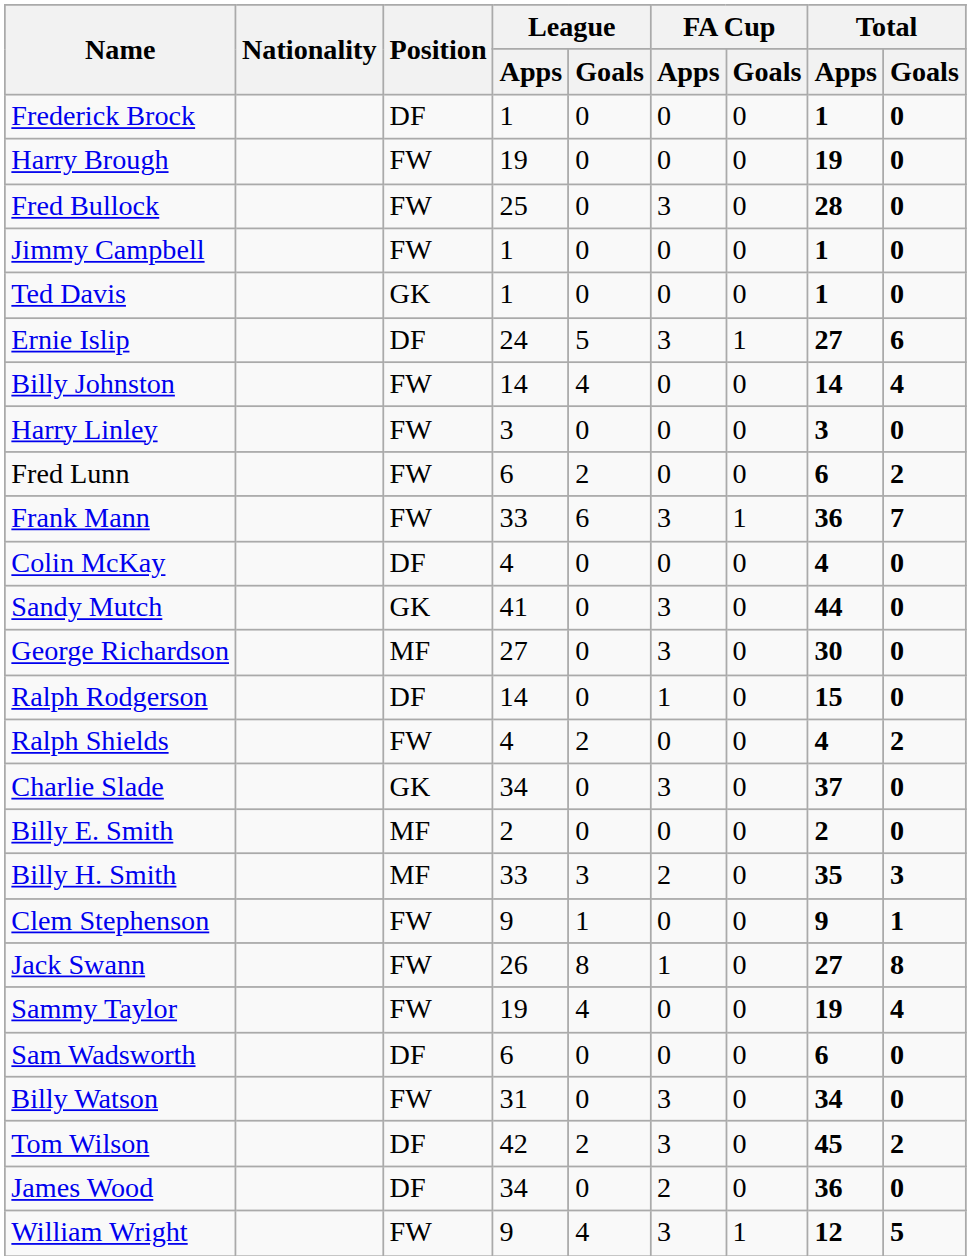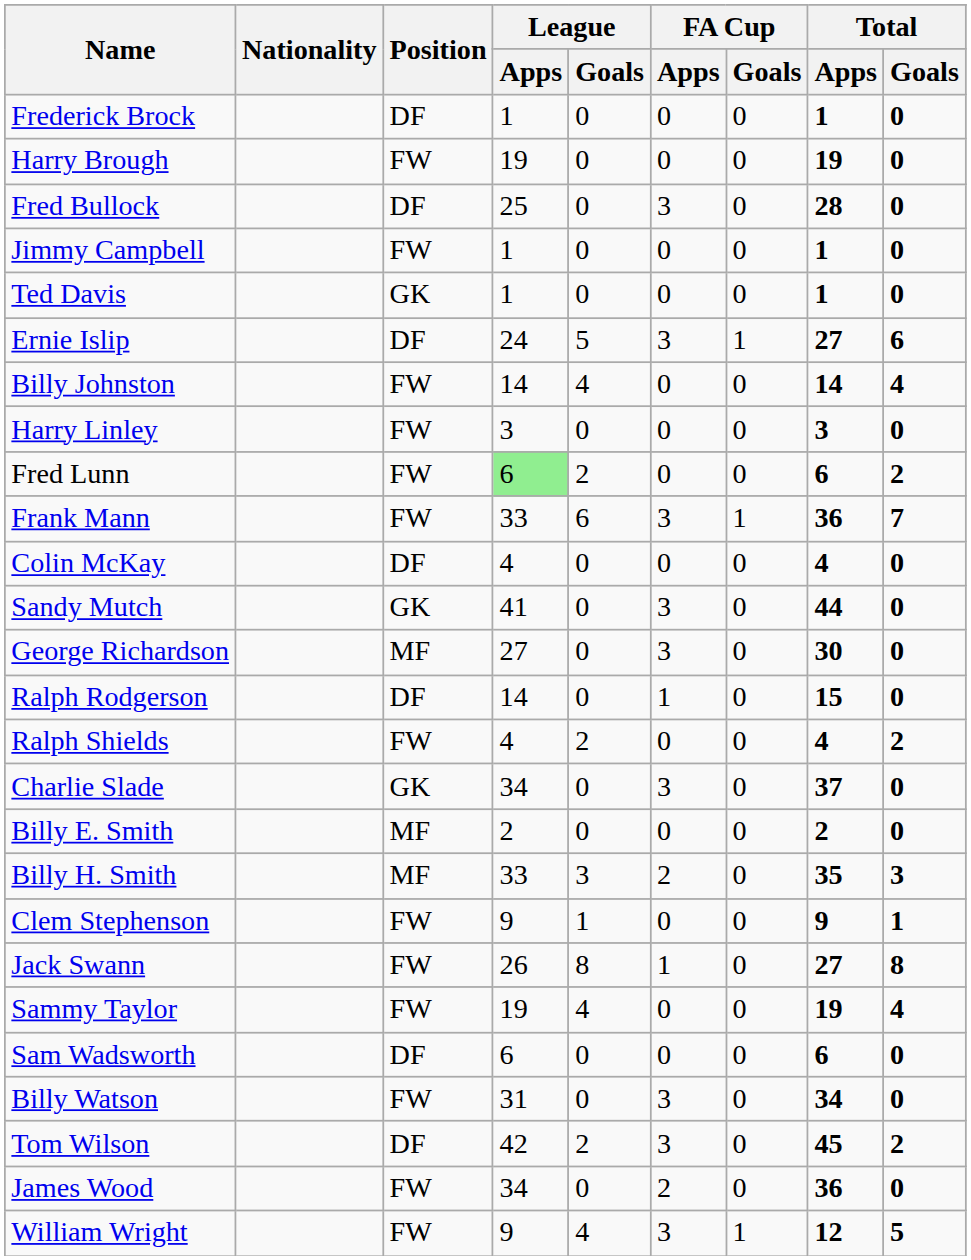(411, 205) FW -> (408, 205) DF
(507, 473) no background -> (507, 473) lightgreen background
(408, 1187) DF -> (411, 1187) FW
